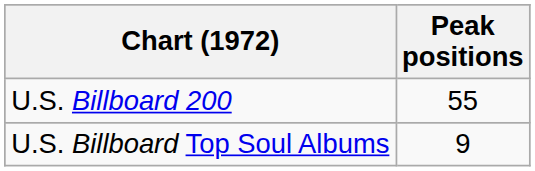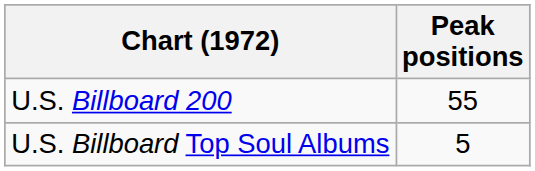(463, 143) 9 -> (463, 143) 5
